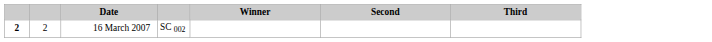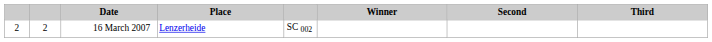+ column: (220, 11)
(17, 28) bold -> (17, 28) normal
